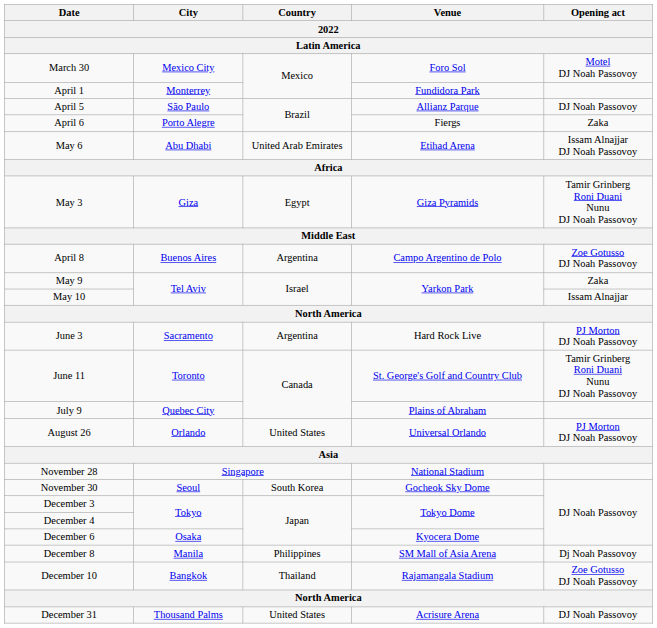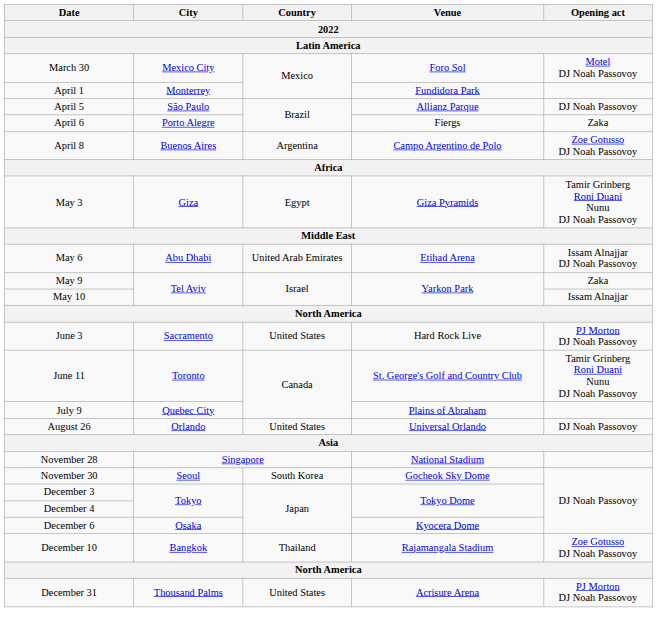rows swapped: (69, 258) <-> (69, 145)
(297, 336) Argentina -> (297, 336) United States
(598, 432) PJ Morton DJ Noah Passovoy -> (598, 426) DJ Noah Passovoy
- row: (69, 553)
(598, 614) DJ Noah Passovoy -> (598, 592) PJ Morton DJ Noah Passovoy
